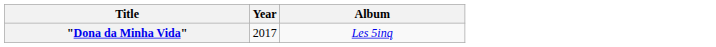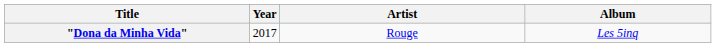+ column: (402, 14)
